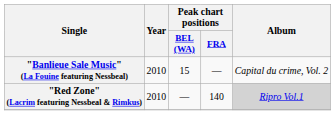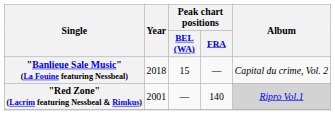(156, 70) 2010 -> (156, 70) 2018
(156, 96) 2010 -> (156, 96) 2001
